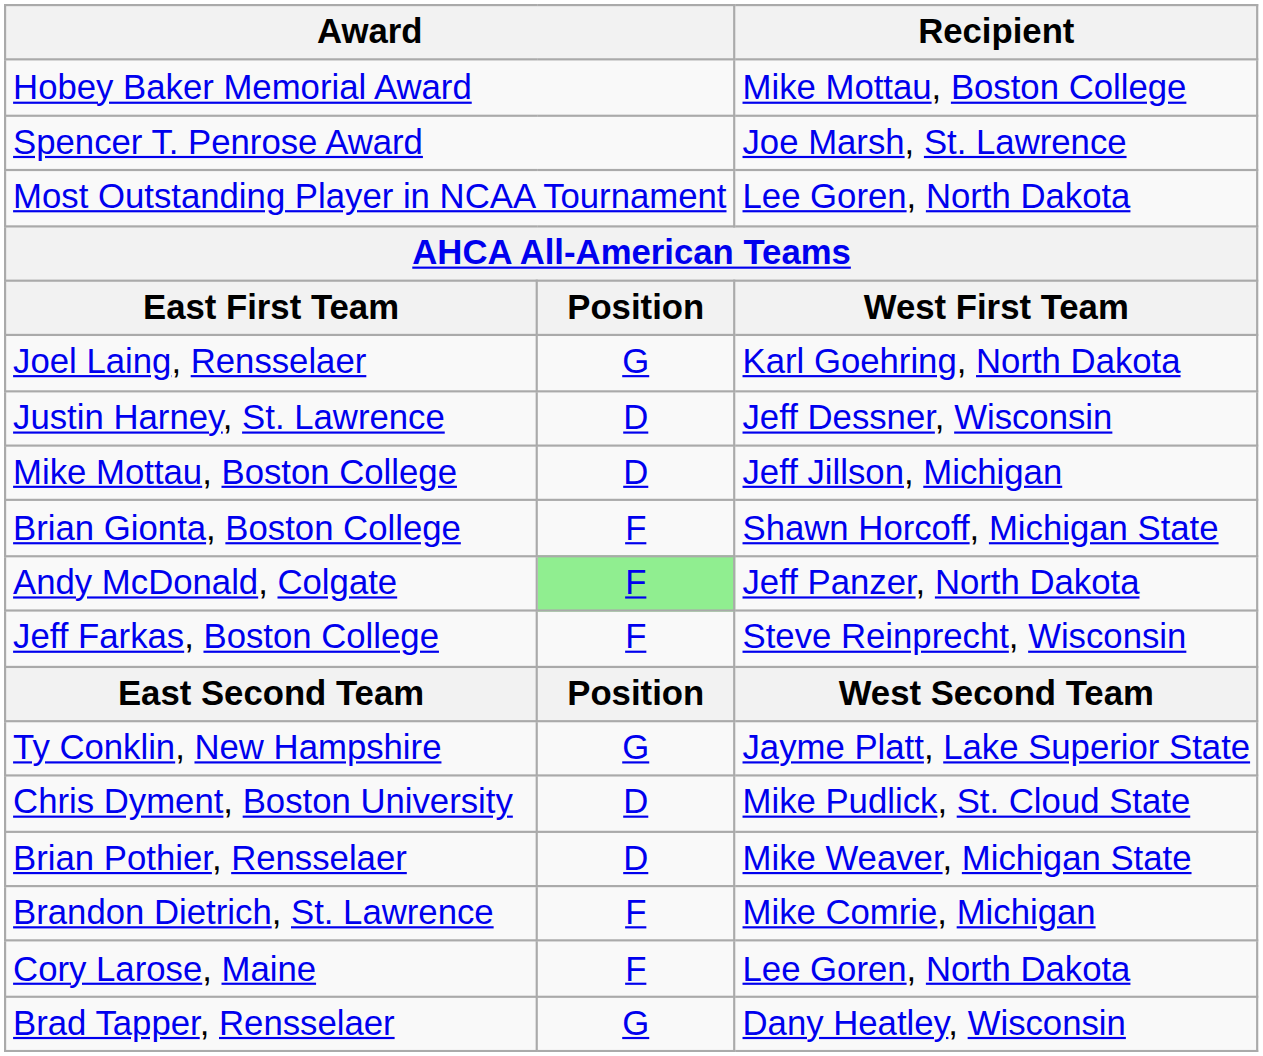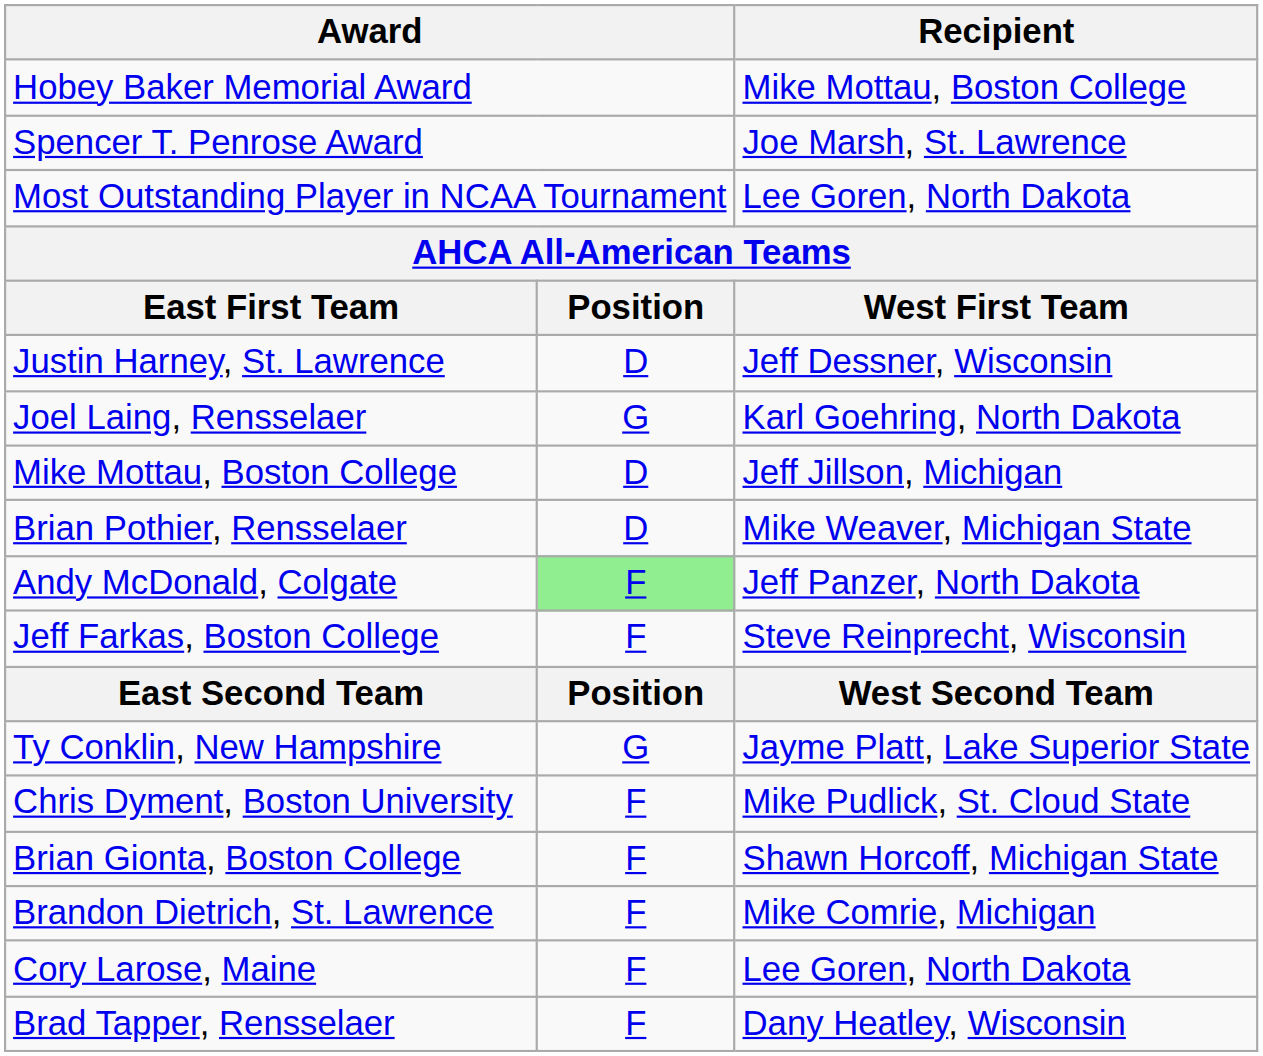rows swapped: (190, 362) <-> (229, 417)
rows swapped: (237, 527) <-> (210, 857)
(636, 802) D -> (636, 802) F
(636, 1023) G -> (636, 1023) F
